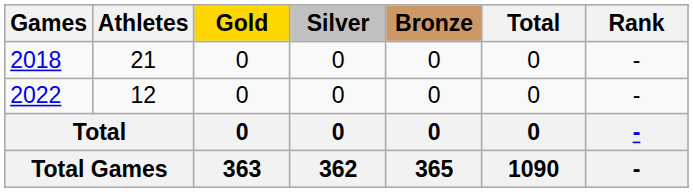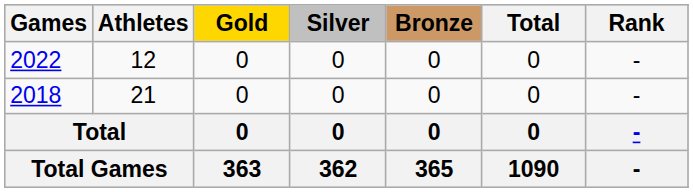rows swapped: (36, 60) <-> (36, 96)
